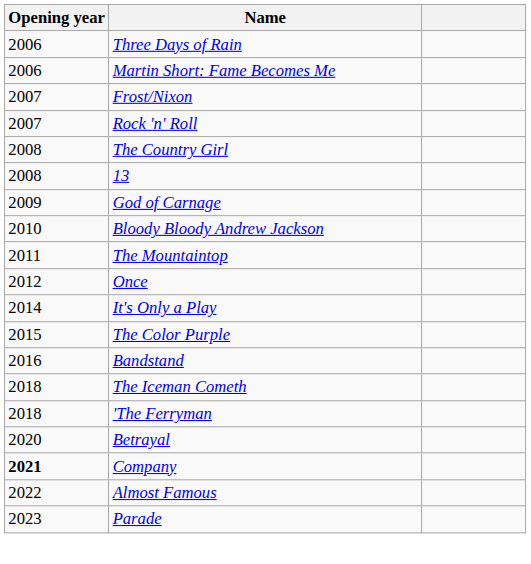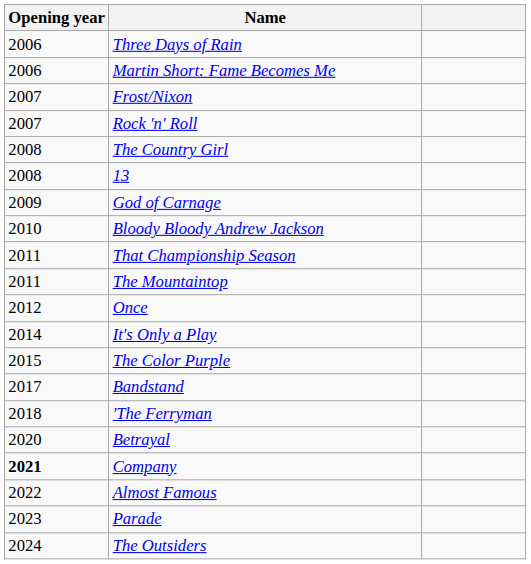+ row: (204, 255)
(25, 360) 2016 -> (25, 387) 2017
- row: (180, 387)
+ row: (160, 545)
